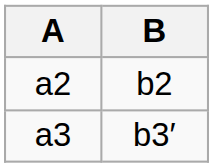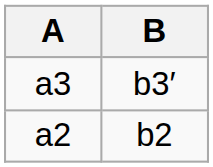rows swapped: (53, 83) <-> (53, 135)
